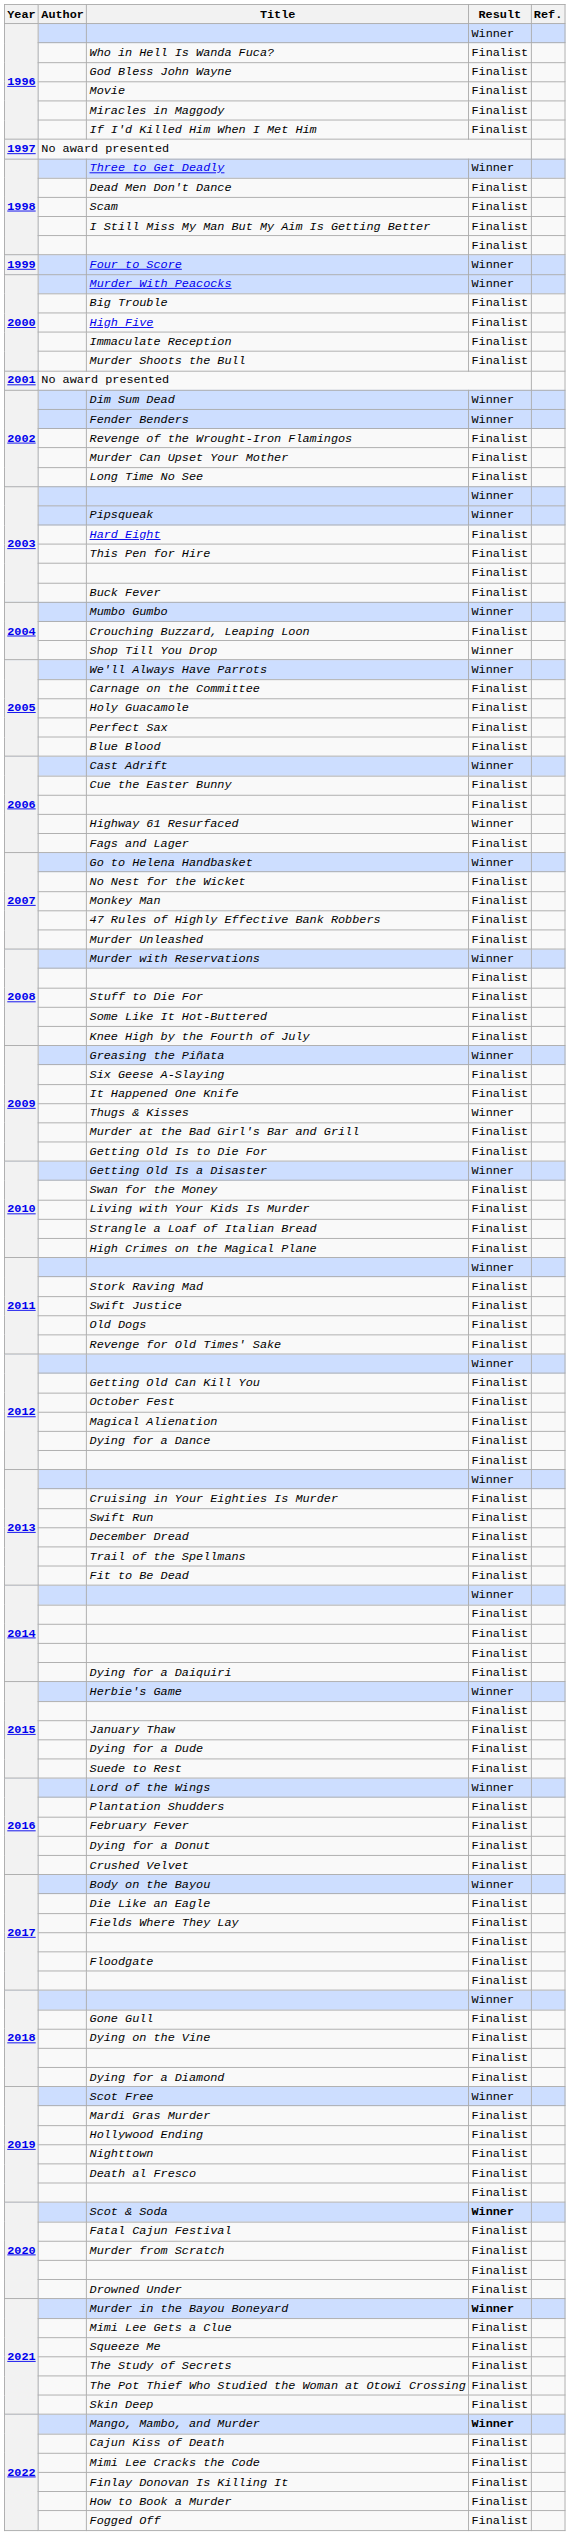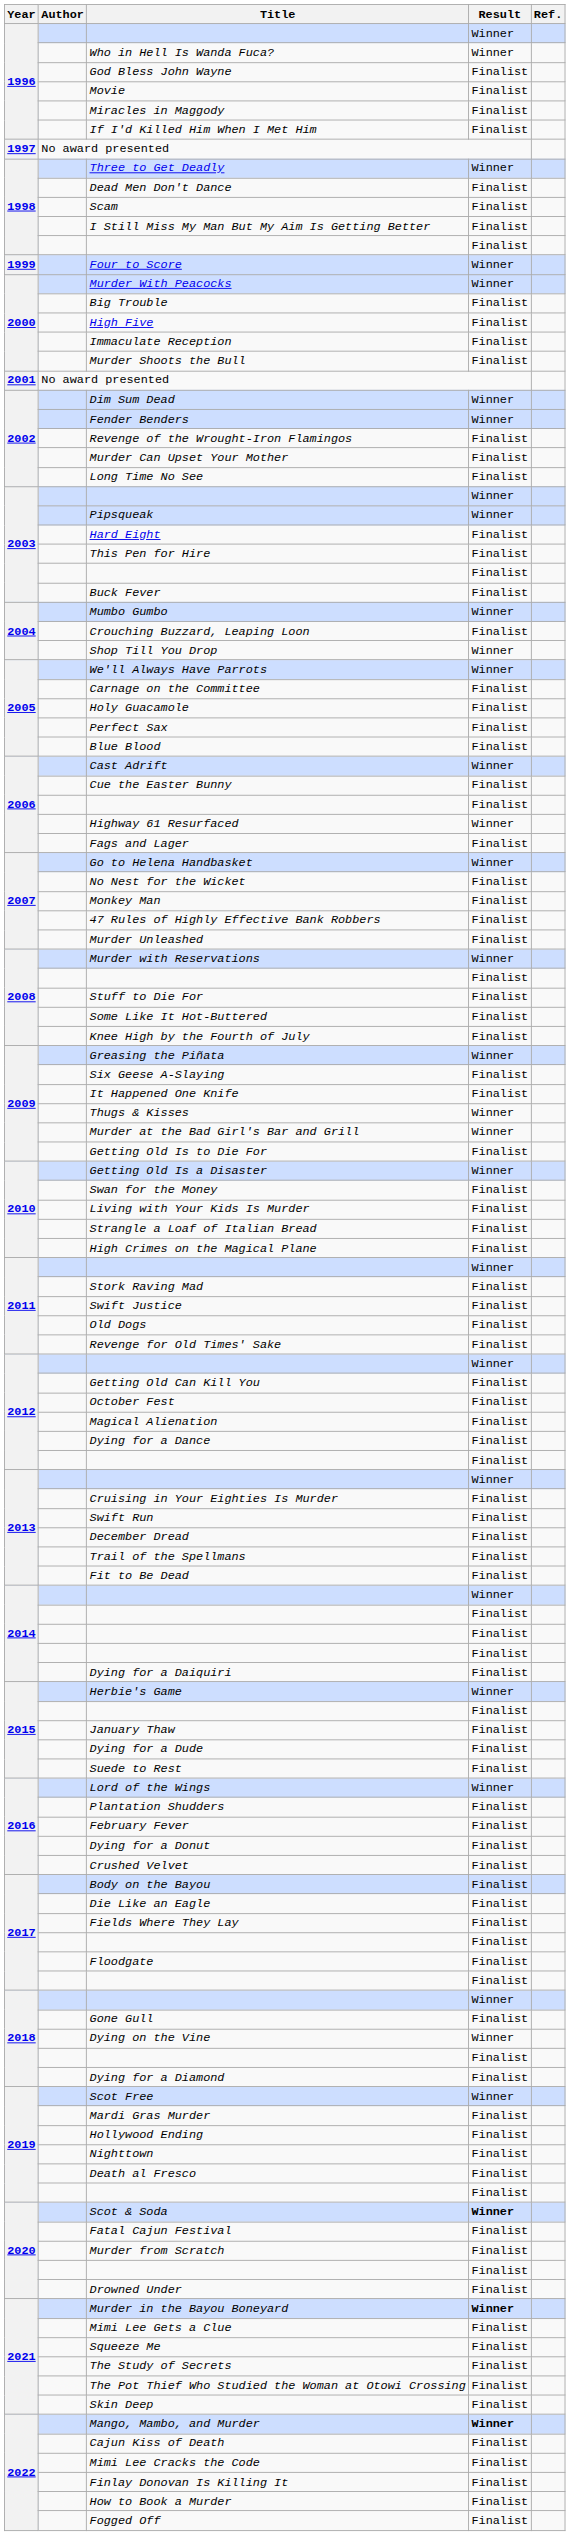(500, 53) Finalist -> (493, 53) Winner
(500, 1132) Finalist -> (493, 1132) Winner
(493, 1884) Winner -> (500, 1884) Finalist
(500, 2039) Finalist -> (493, 2039) Winner
